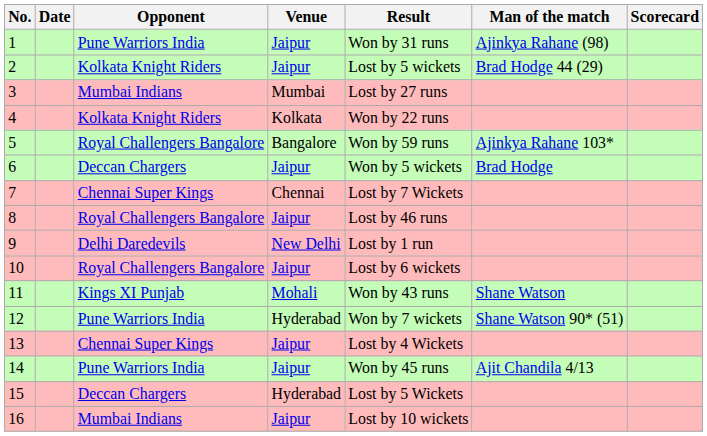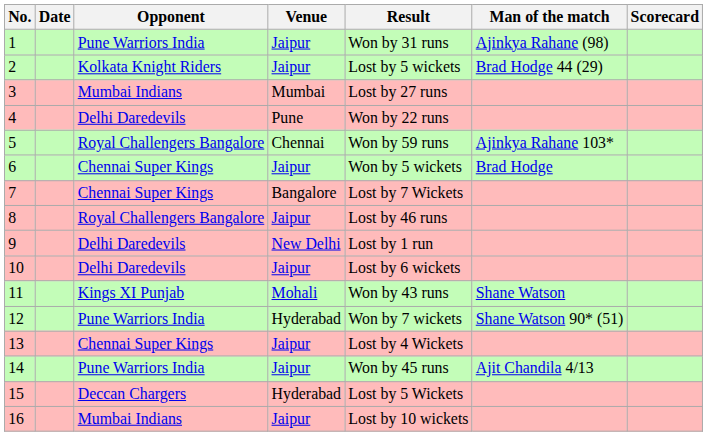(149, 117) Kolkata Knight Riders -> (132, 117) Delhi Daredevils
(297, 117) Kolkata -> (287, 117) Pune
(304, 142) Bangalore -> (298, 142) Chennai
(132, 167) Deccan Chargers -> (145, 167) Chennai Super Kings
(298, 192) Chennai -> (304, 192) Bangalore
(171, 268) Royal Challengers Bangalore -> (132, 268) Delhi Daredevils
